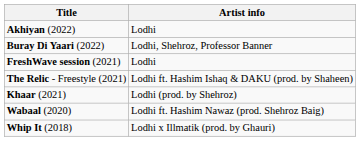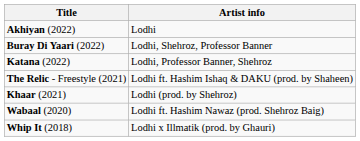+ row: (38, 62)
- row: (64, 62)
